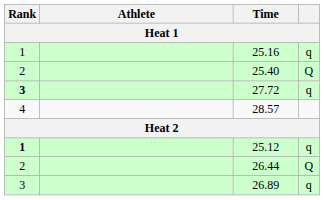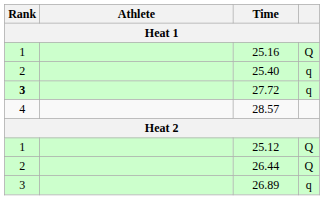(309, 52) q -> (309, 52) Q
(309, 71) Q -> (309, 71) q
(22, 147) bold -> (22, 147) normal
(309, 147) q -> (309, 147) Q
